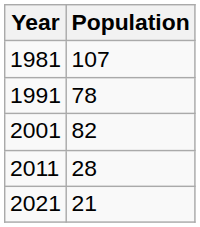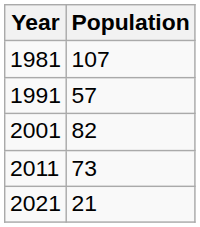(84, 95) 78 -> (84, 95) 57
(84, 167) 28 -> (84, 167) 73
